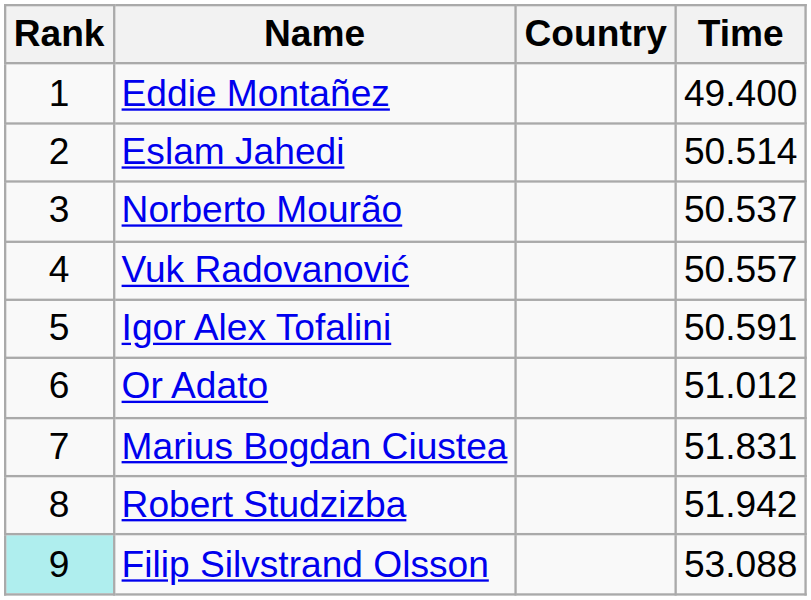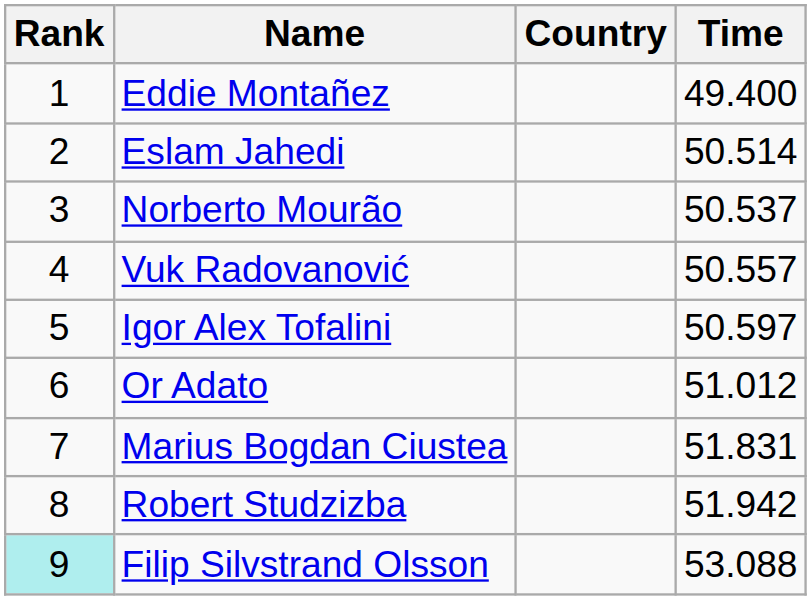(741, 328) 50.591 -> (741, 328) 50.597
